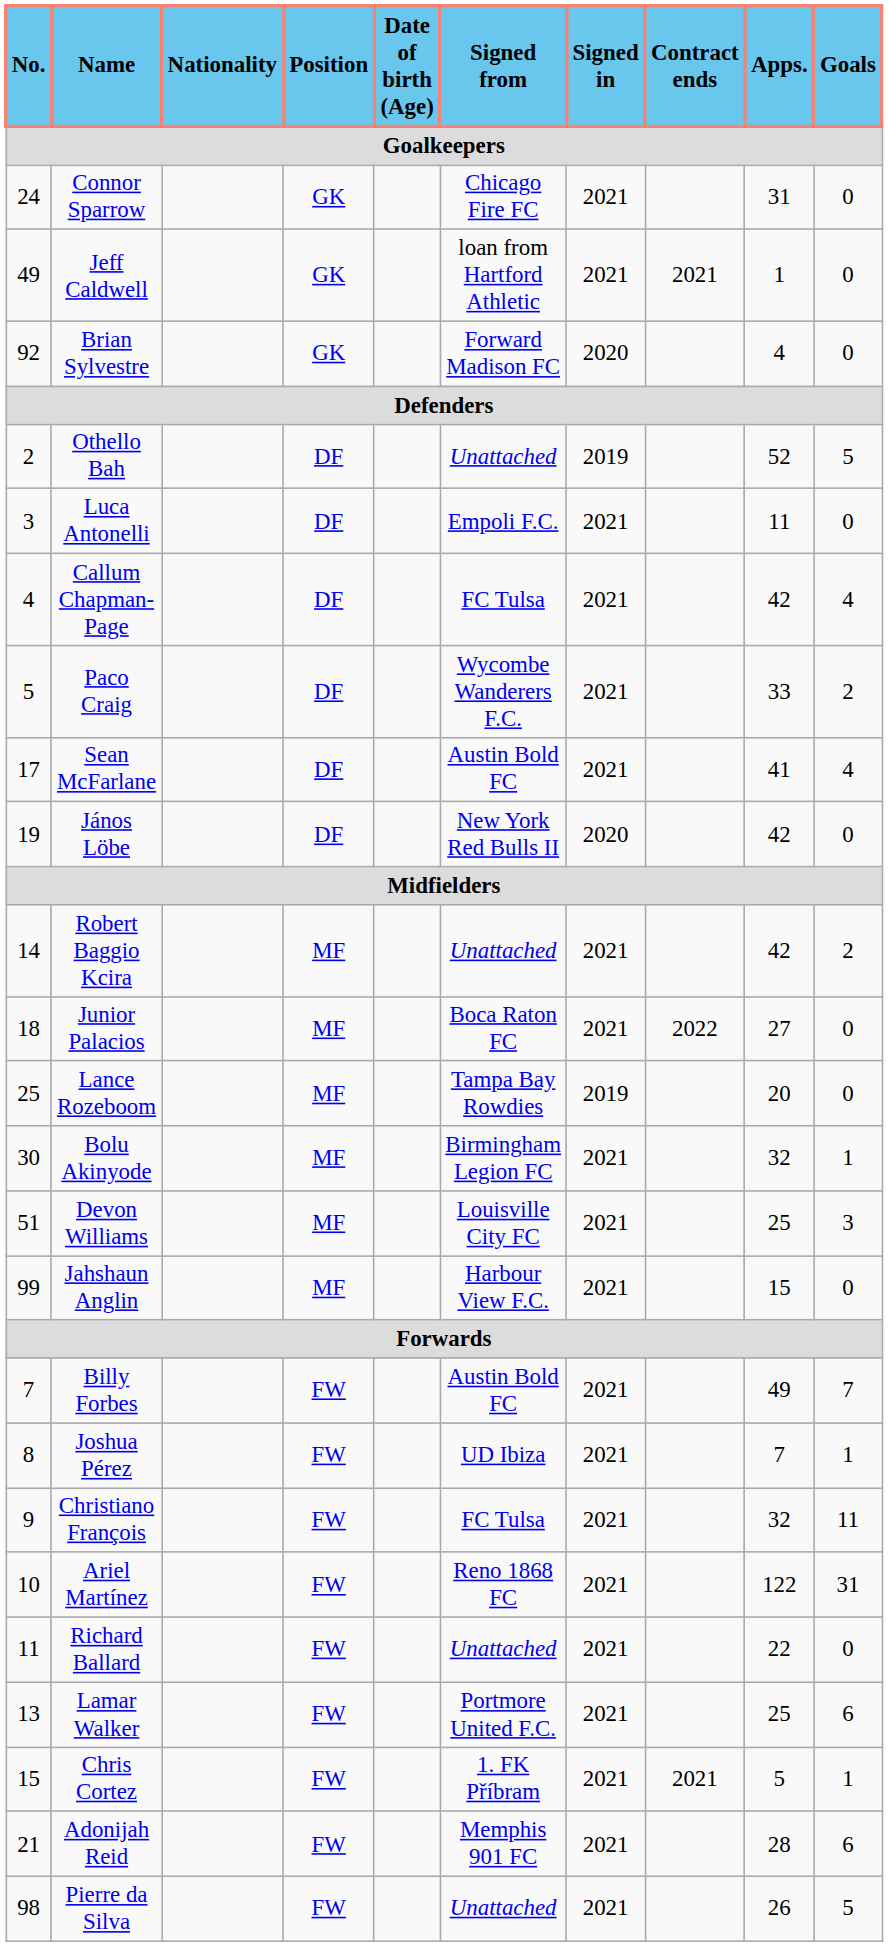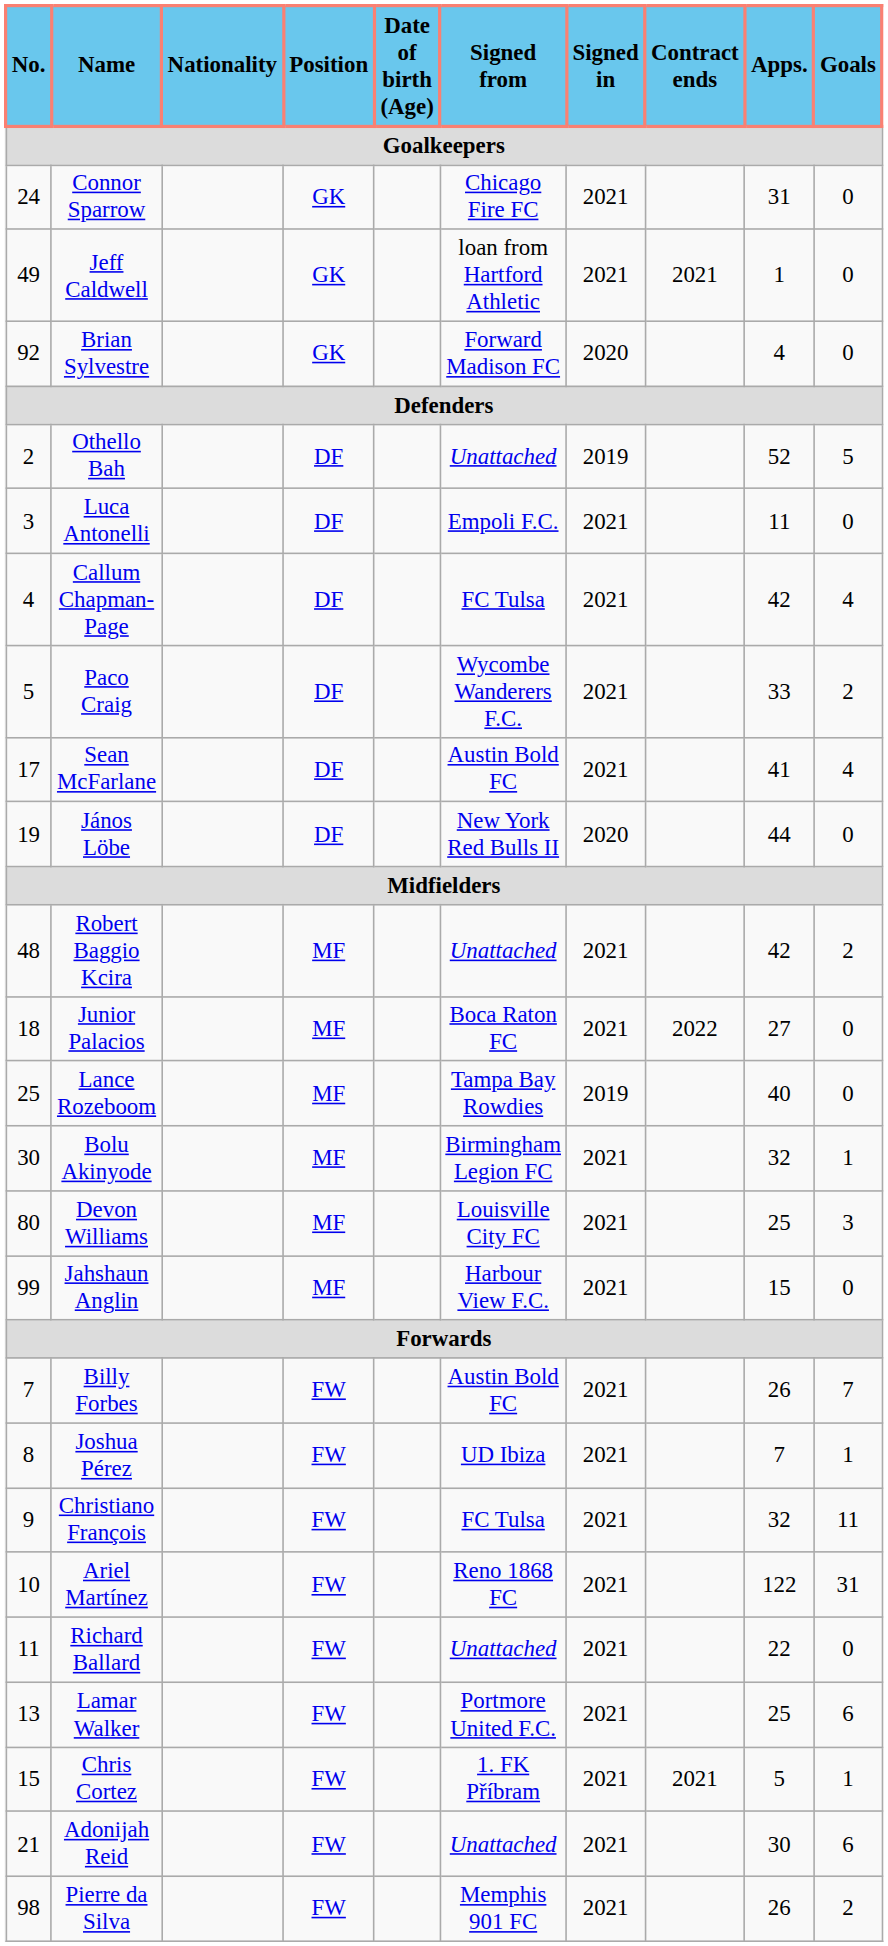(779, 834) 42 -> (779, 834) 44
(29, 950) 14 -> (29, 950) 48
(779, 1093) 20 -> (779, 1093) 40
(29, 1223) 51 -> (29, 1223) 80
(779, 1390) 49 -> (779, 1390) 26
(503, 1843) Memphis 901 FC -> (503, 1843) Unattached
(779, 1843) 28 -> (779, 1843) 30
(503, 1908) Unattached -> (503, 1908) Memphis 901 FC
(848, 1908) 5 -> (848, 1908) 2
